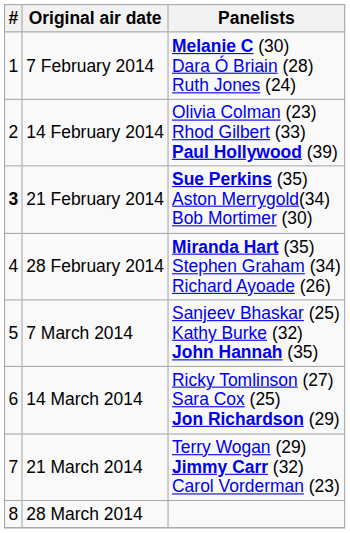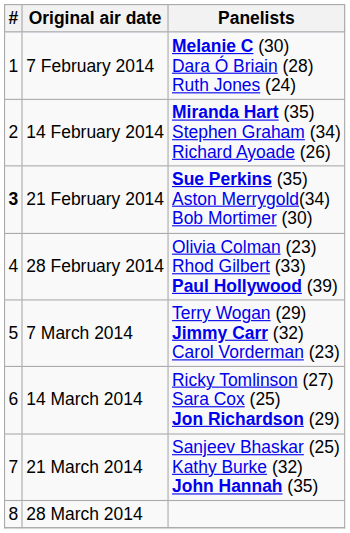(255, 132) Olivia Colman (23) Rhod Gilbert (33) Paul Hollywood (39) -> (256, 132) Miranda Hart (35) Stephen Graham (34) Richard Ayoade (26)
(256, 266) Miranda Hart (35) Stephen Graham (34) Richard Ayoade (26) -> (255, 266) Olivia Colman (23) Rhod Gilbert (33) Paul Hollywood (39)
(256, 333) Sanjeev Bhaskar (25) Kathy Burke (32) John Hannah (35) -> (256, 333) Terry Wogan (29) Jimmy Carr (32) Carol Vorderman (23)
(256, 467) Terry Wogan (29) Jimmy Carr (32) Carol Vorderman (23) -> (256, 467) Sanjeev Bhaskar (25) Kathy Burke (32) John Hannah (35)
